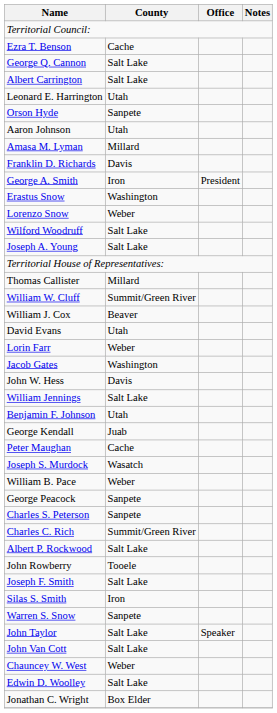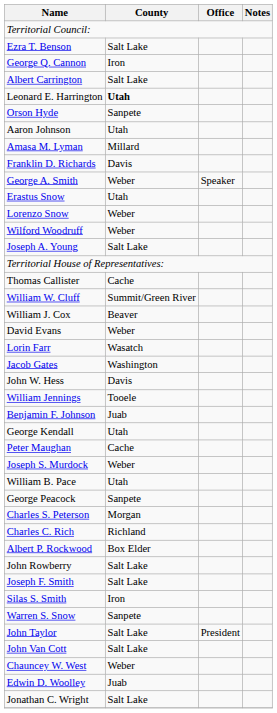(121, 46) Cache -> (128, 46) Salt Lake
(128, 63) Salt Lake -> (116, 63) Iron
(118, 96) normal -> (119, 96) bold
(116, 180) Iron -> (121, 180) Weber
(220, 180) President -> (218, 180) Speaker
(133, 197) Washington -> (118, 197) Utah
(128, 230) Salt Lake -> (121, 230) Weber
(123, 280) Millard -> (121, 280) Cache
(118, 331) Utah -> (121, 331) Weber
(121, 347) Weber -> (125, 347) Wasatch
(128, 398) Salt Lake -> (122, 398) Tooele
(118, 414) Utah -> (117, 414) Juab
(117, 431) Juab -> (118, 431) Utah
(125, 465) Wasatch -> (121, 465) Weber
(121, 481) Weber -> (118, 481) Utah
(124, 515) Sanpete -> (124, 515) Morgan
(152, 532) Summit/Green River -> (127, 532) Richland
(128, 548) Salt Lake -> (129, 548) Box Elder
(122, 565) Tooele -> (128, 565) Salt Lake
(218, 632) Speaker -> (220, 632) President
(128, 682) Salt Lake -> (117, 682) Juab
(129, 699) Box Elder -> (128, 699) Salt Lake
